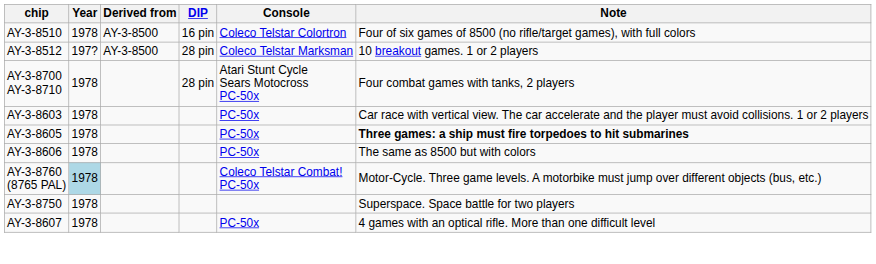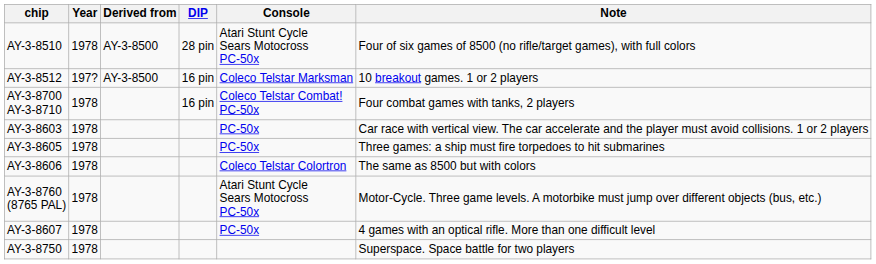(198, 32) 16 pin -> (198, 45) 28 pin
(283, 32) Coleco Telstar Colortron -> (264, 45) Atari Stunt Cycle Sears Motocross PC-50x
(198, 51) 28 pin -> (198, 78) 16 pin
(198, 83) 28 pin -> (198, 103) 16 pin
(264, 83) Atari Stunt Cycle Sears Motocross PC-50x -> (281, 103) Coleco Telstar Combat! PC-50x
(524, 134) bold -> (512, 147) normal
(239, 153) PC-50x -> (283, 166) Coleco Telstar Colortron
(85, 178) lightblue background -> (85, 198) no background
(281, 178) Coleco Telstar Combat! PC-50x -> (264, 198) Atari Stunt Cycle Sears Motocross PC-50x
rows swapped: (34, 222) <-> (34, 204)
